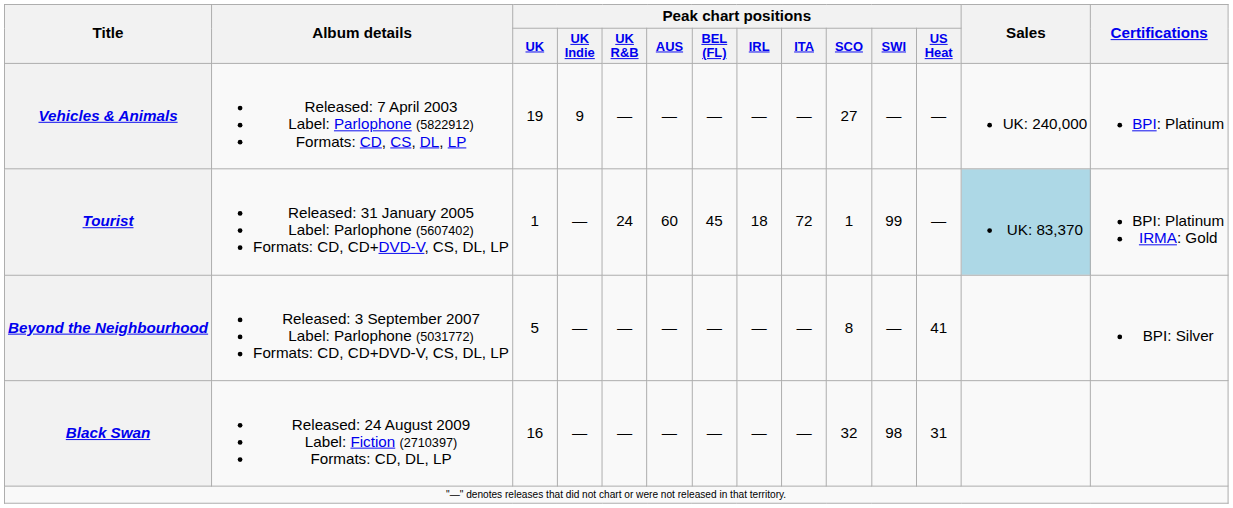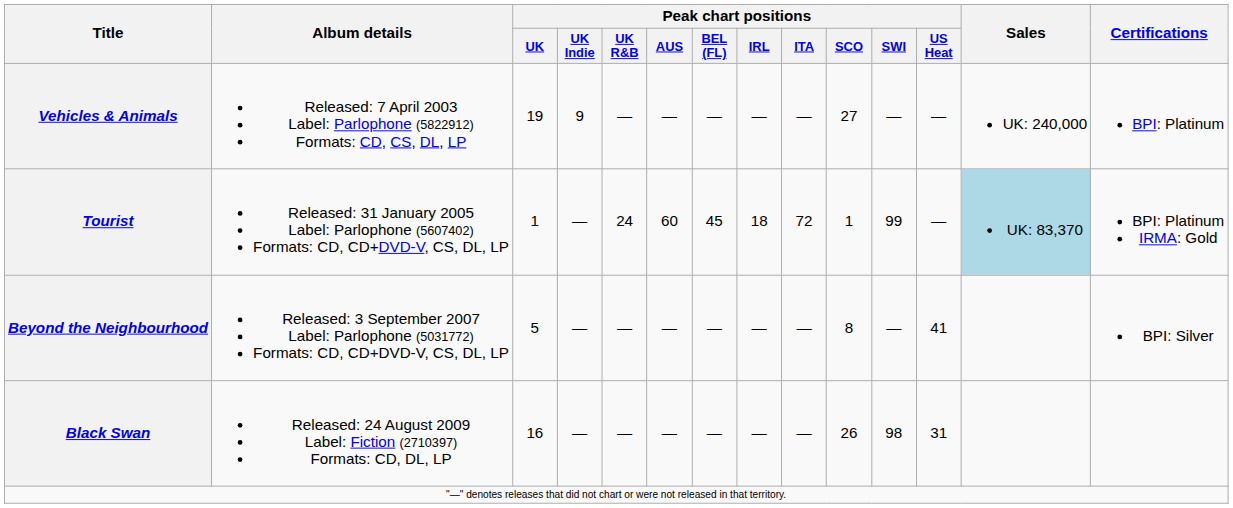(849, 433) 32 -> (849, 433) 26
